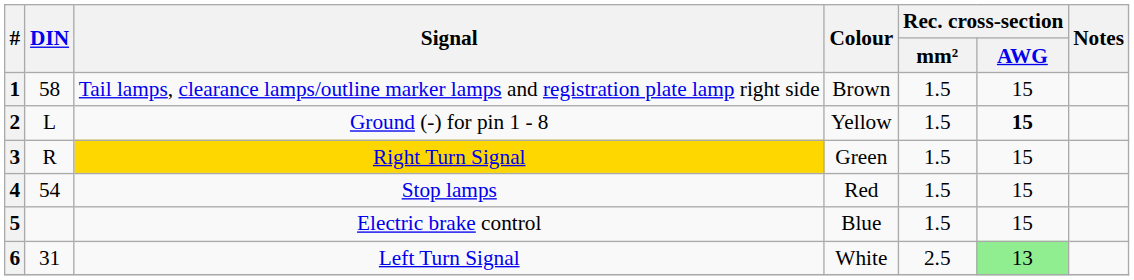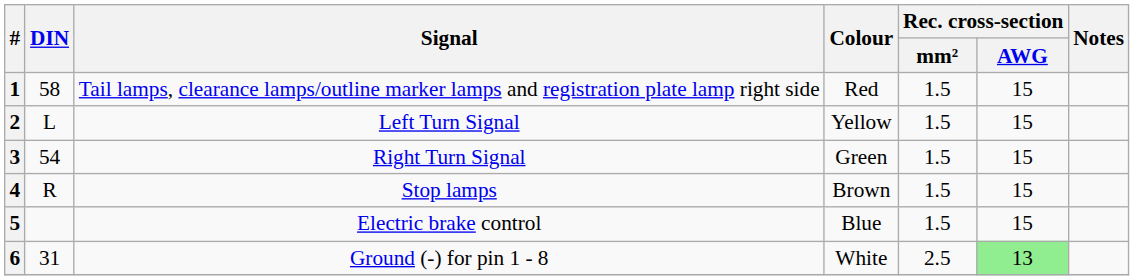(861, 88) Brown -> (861, 88) Red
(449, 122) Ground (-) for pin 1 - 8 -> (449, 122) Left Turn Signal
(1022, 122) bold -> (1022, 122) normal
(50, 156) R -> (50, 156) 54
(449, 156) gold background -> (449, 156) no background
(50, 190) 54 -> (50, 190) R
(861, 190) Red -> (861, 190) Brown
(449, 257) Left Turn Signal -> (449, 257) Ground (-) for pin 1 - 8
